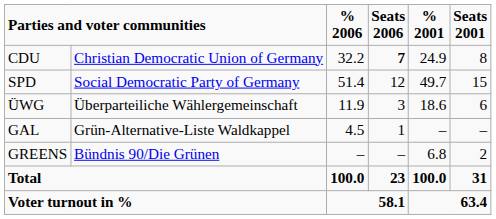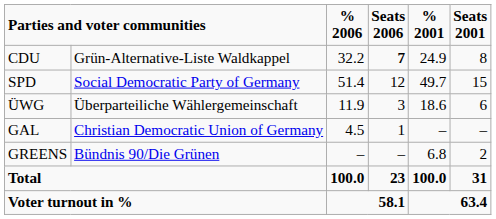(199, 57) Christian Democratic Union of Germany -> (182, 57) Grün-Alternative-Liste Waldkappel
(182, 130) Grün-Alternative-Liste Waldkappel -> (199, 130) Christian Democratic Union of Germany
